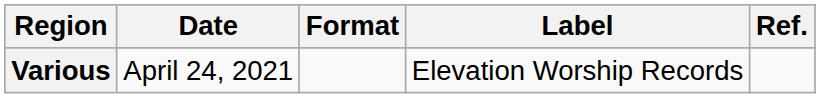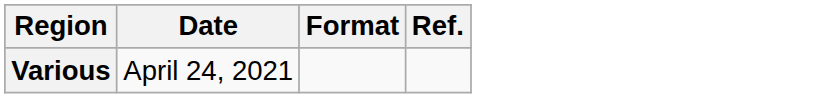- column: (577, 26)
